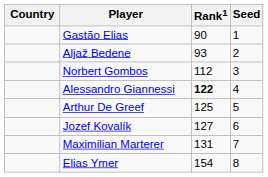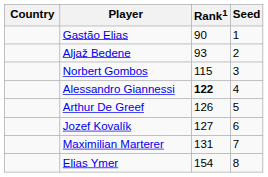(203, 71) 112 -> (203, 71) 115
(204, 108) 125 -> (204, 108) 126
